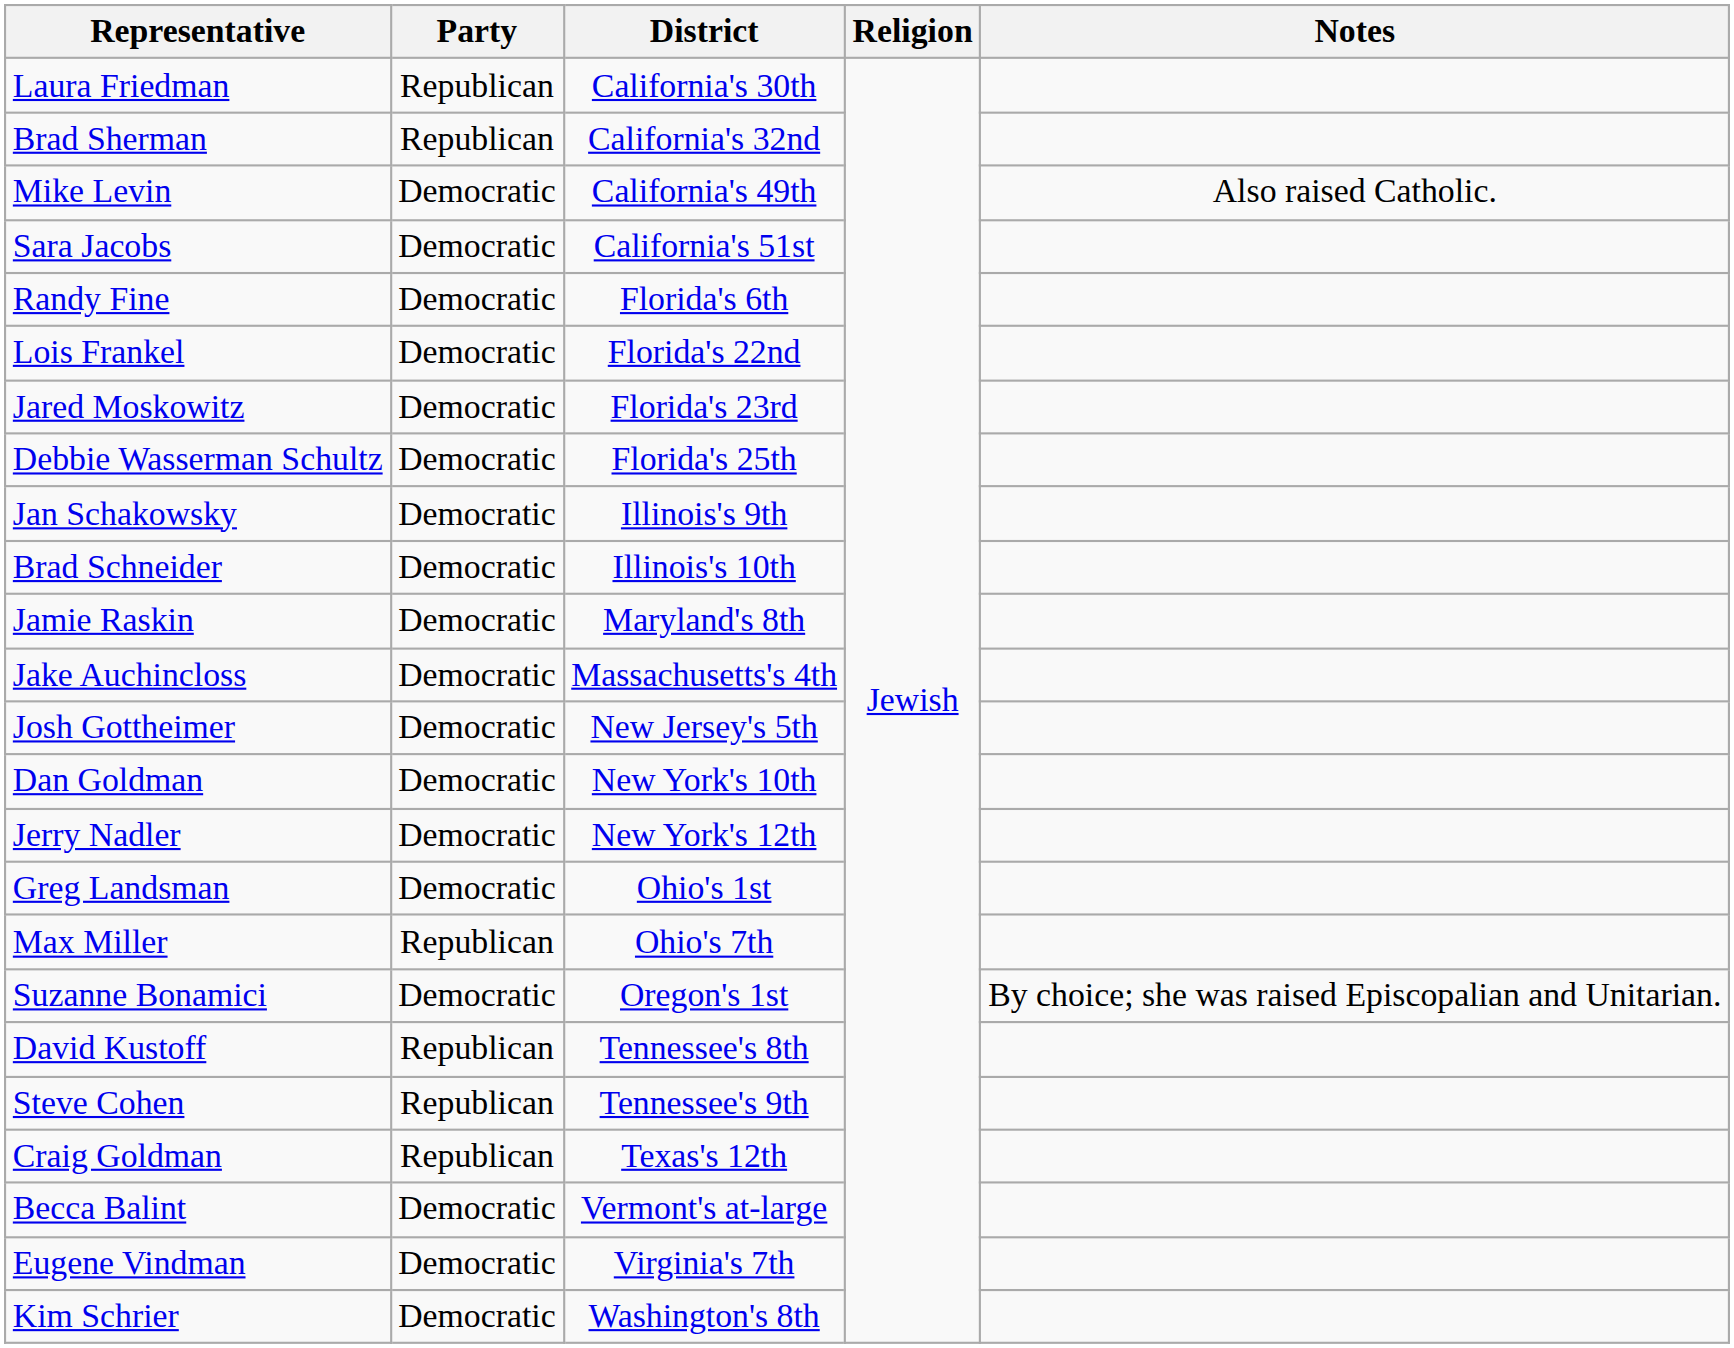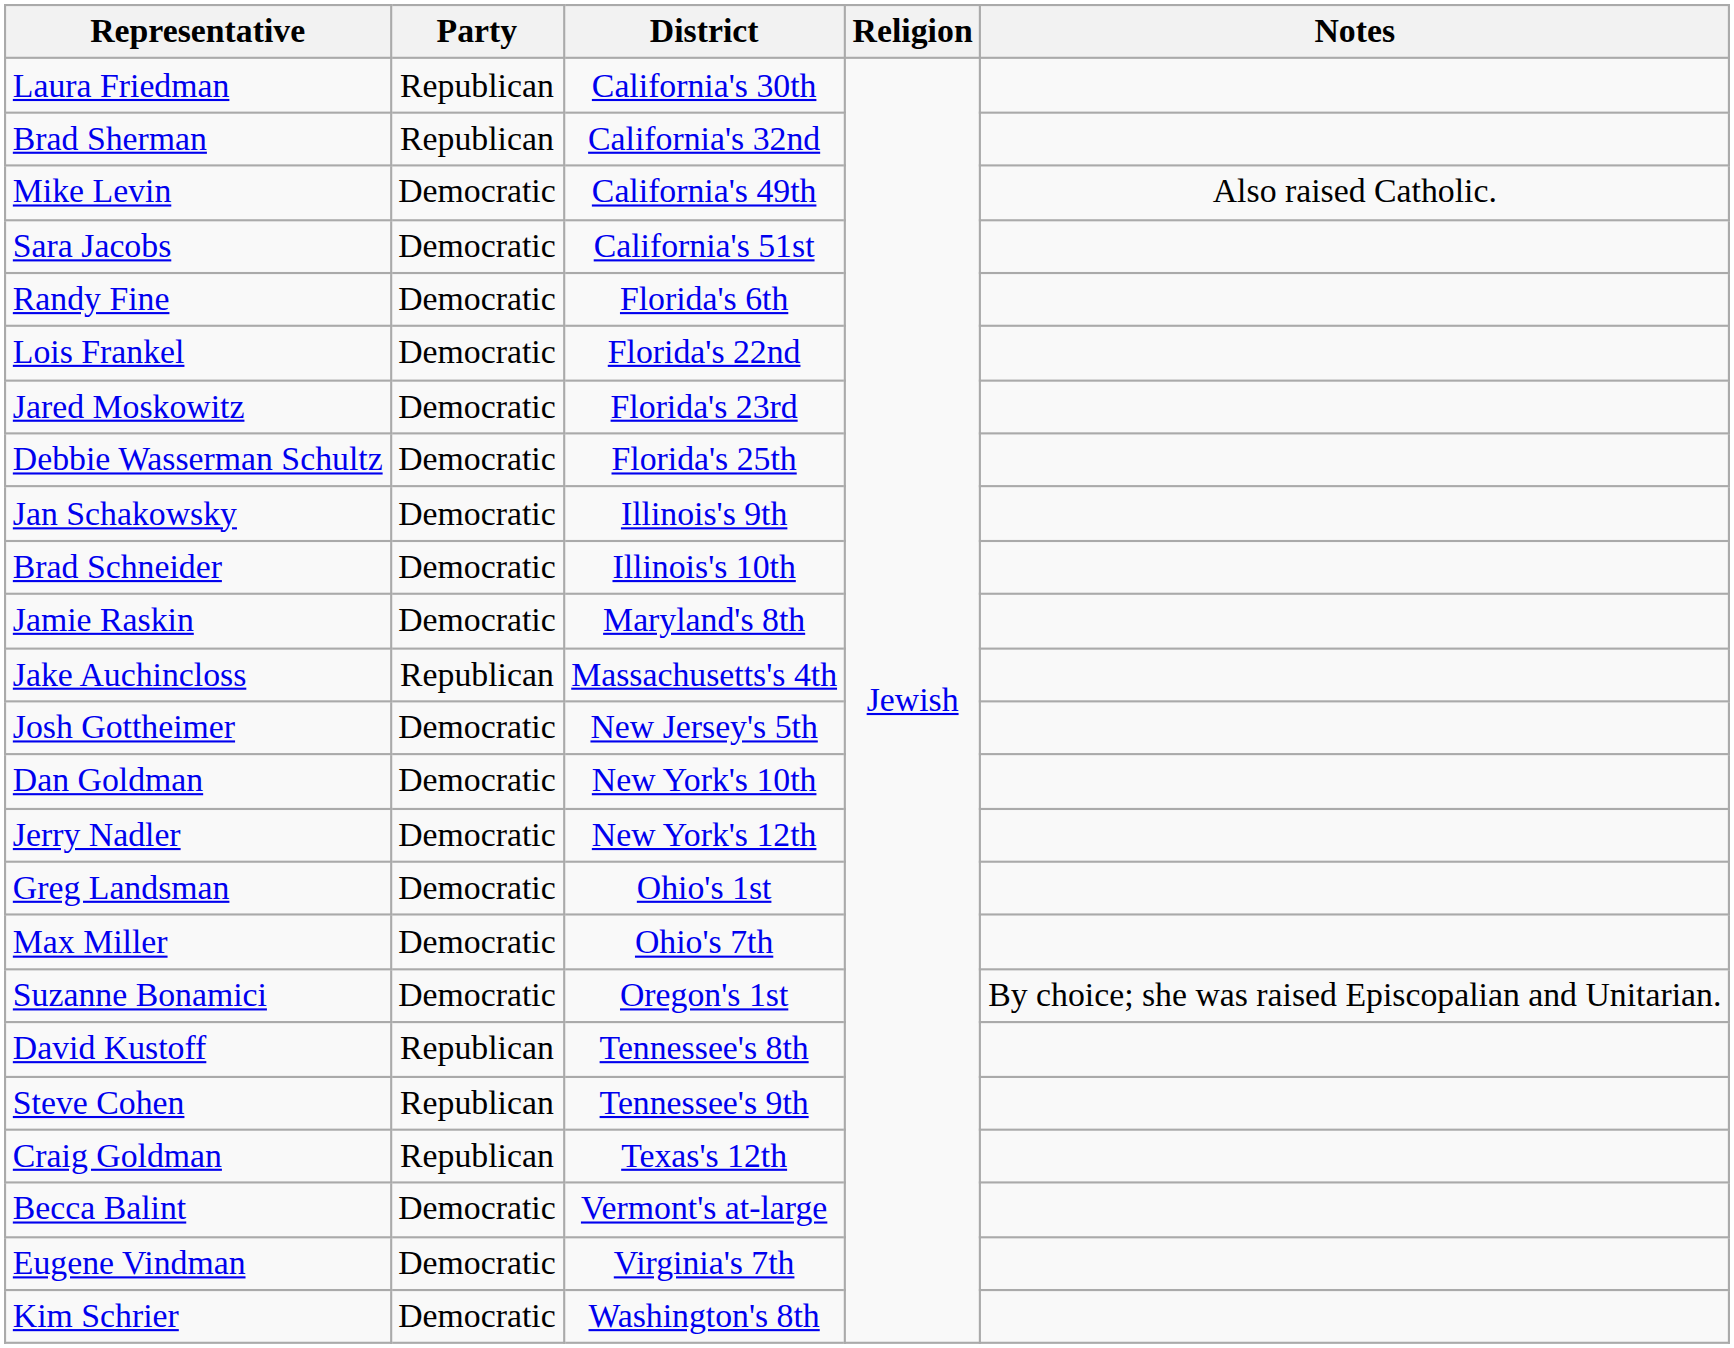(477, 673) Democratic -> (477, 673) Republican
(477, 941) Republican -> (477, 941) Democratic
